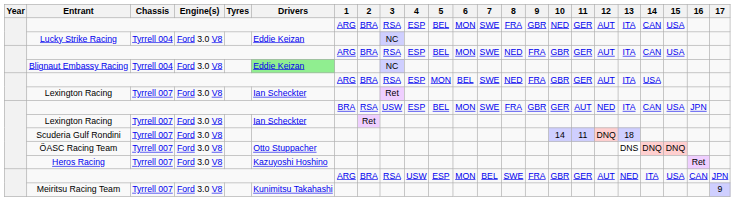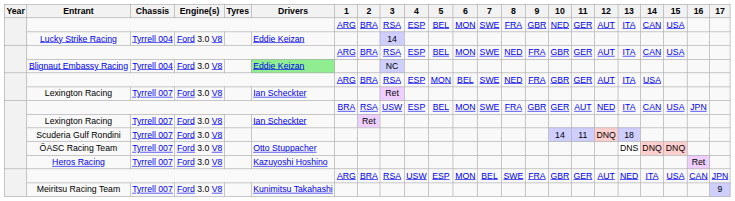(392, 38) NC -> (392, 38) 14
